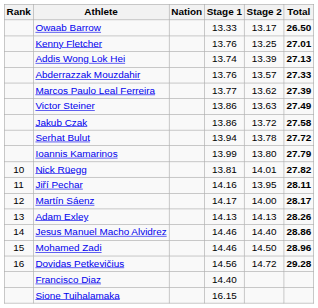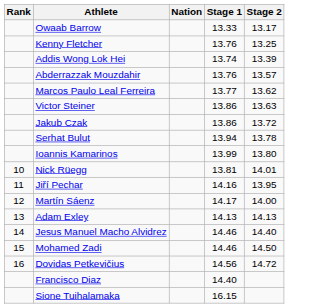- column: (299, 12)
